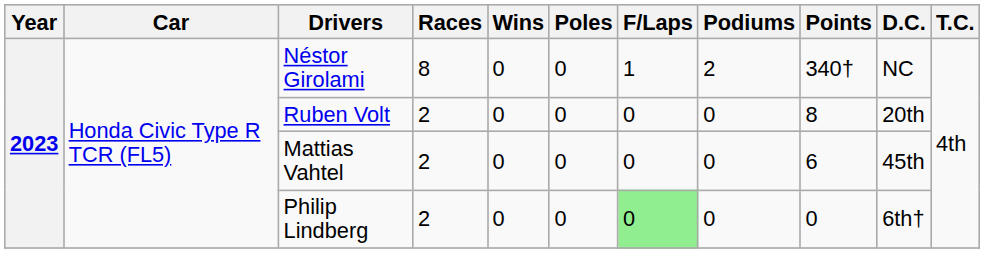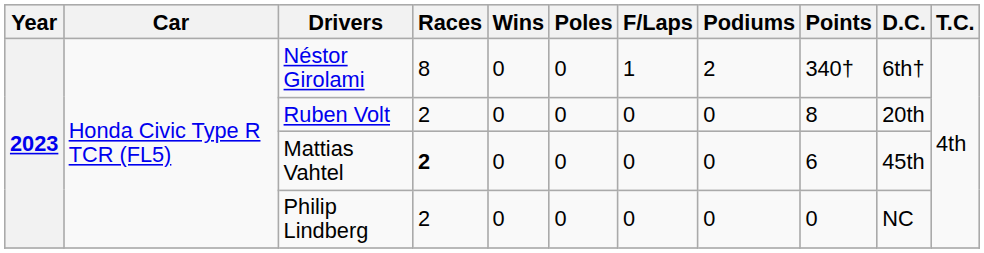(898, 68) NC -> (903, 68) 6th†
(424, 160) normal -> (424, 160) bold
(629, 219) lightgreen background -> (629, 219) no background
(903, 219) 6th† -> (898, 219) NC
